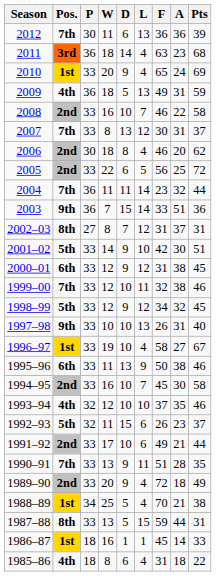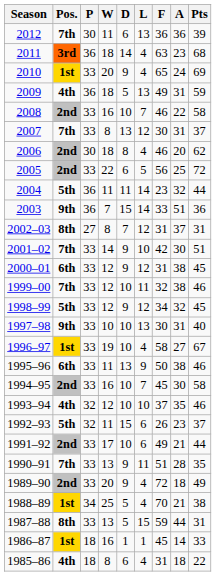(67, 190) 7th -> (67, 190) 5th
(67, 248) 5th -> (67, 248) 7th
(161, 326) 26 -> (161, 326) 30
